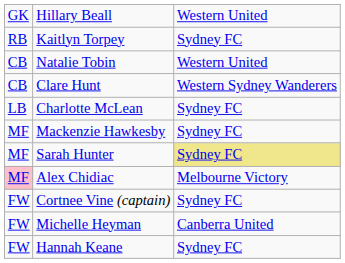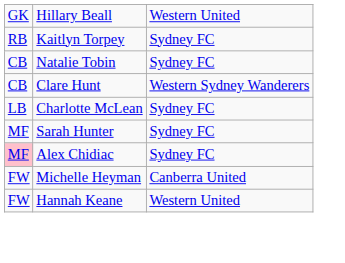(222, 62) Western United -> (182, 62) Sydney FC
- row: (101, 131)
(210, 154) khaki background -> (182, 131) no background
(232, 177) Melbourne Victory -> (182, 154) Sydney FC
- row: (103, 200)
(210, 246) Sydney FC -> (195, 200) Western United
